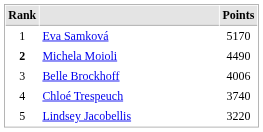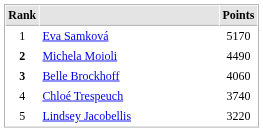(22, 76) normal -> (22, 76) bold
(238, 76) 4006 -> (238, 76) 4060
